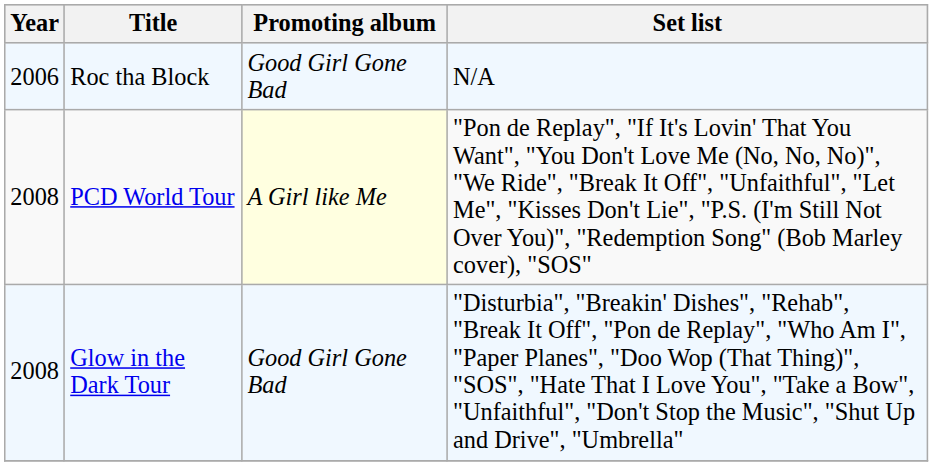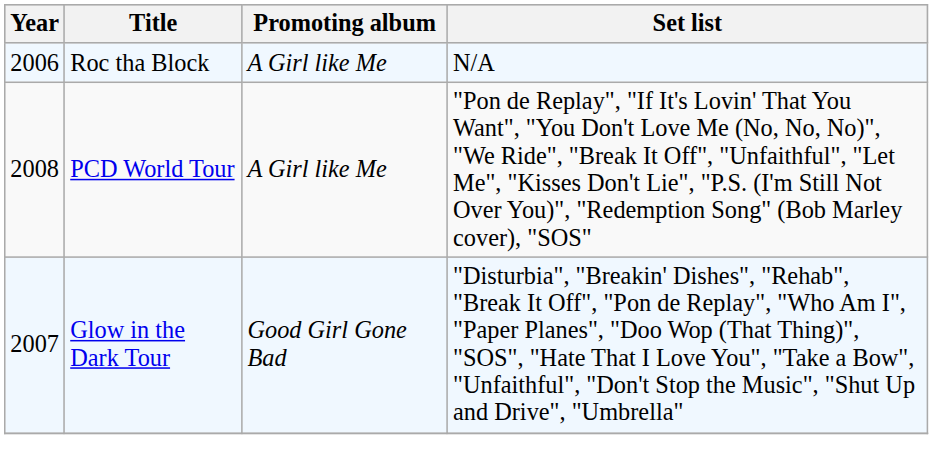(327, 76) Good Girl Gone Bad -> (317, 62) A Girl like Me
(317, 196) lightyellow background -> (317, 169) no background
(35, 372) 2008 -> (35, 344) 2007
